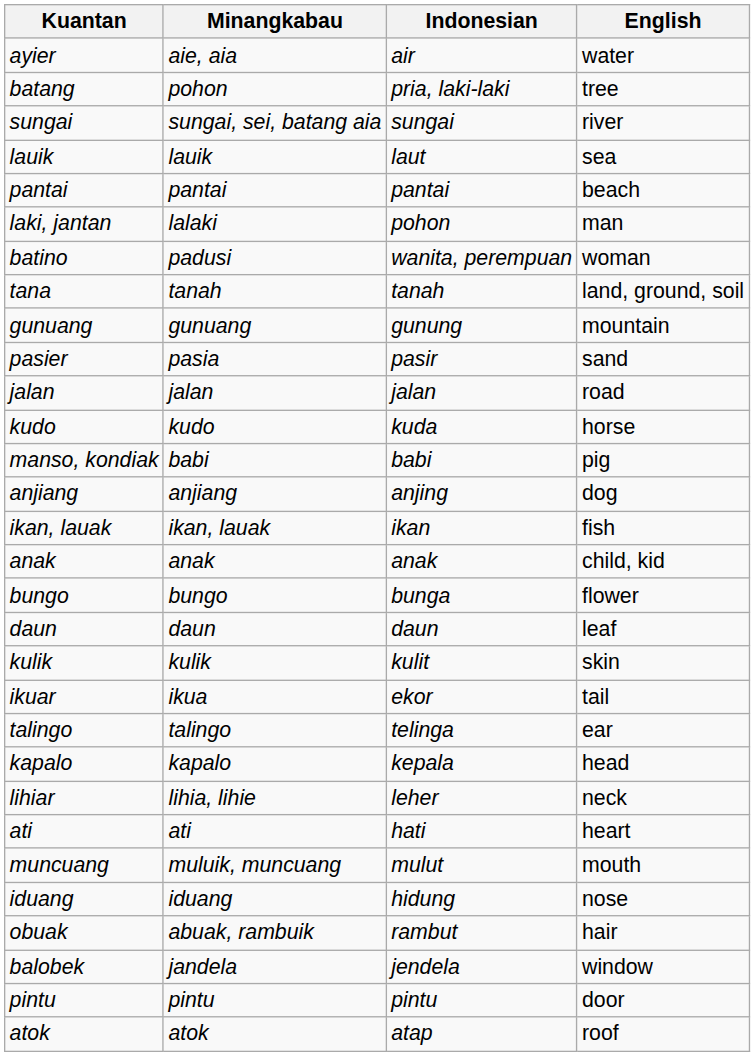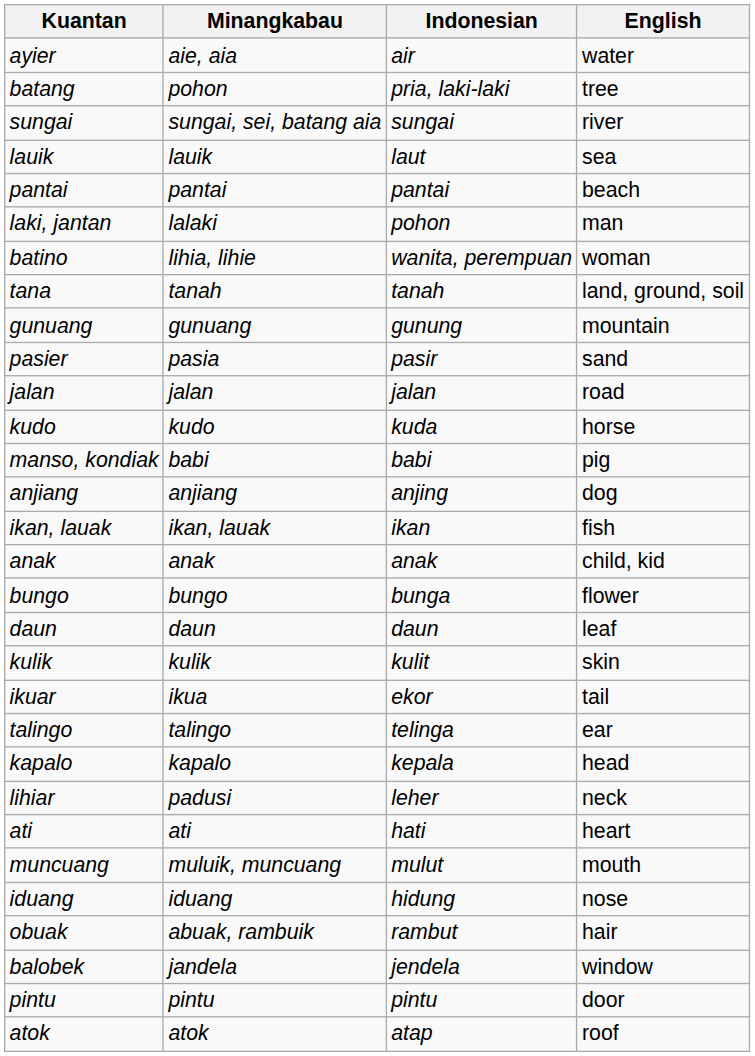(200, 257) padusi -> (212, 257) lihia, lihie
(212, 797) lihia, lihie -> (200, 797) padusi
